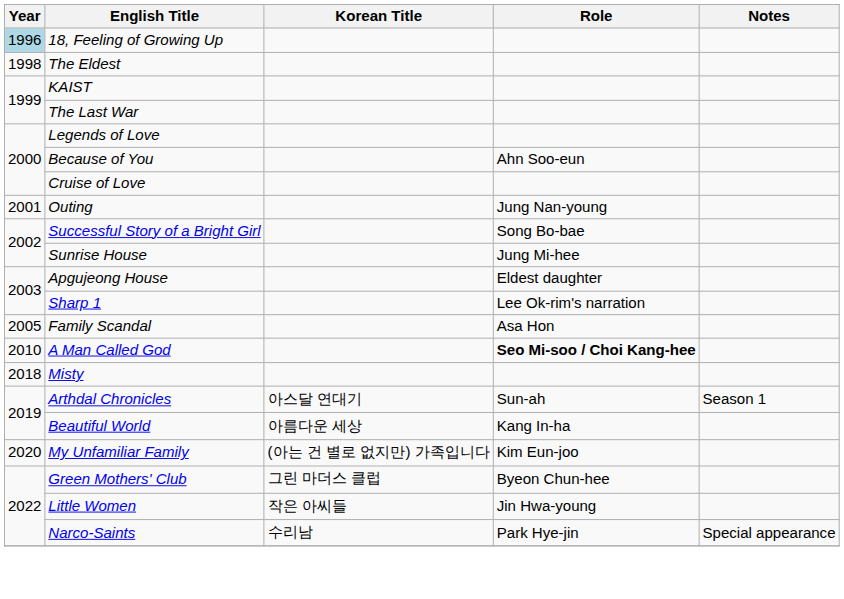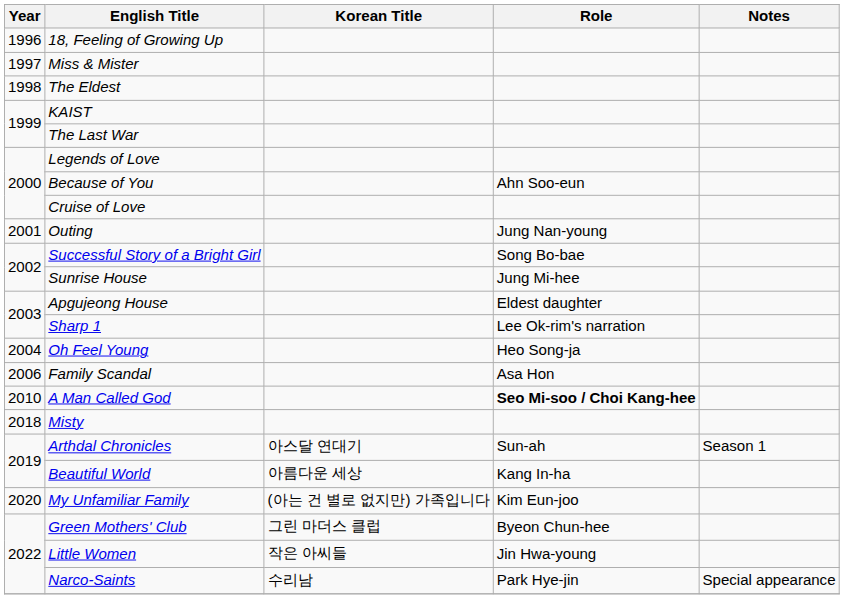(25, 40) lightblue background -> (25, 40) no background
+ row: (93, 64)
+ row: (98, 350)
(25, 326) 2005 -> (25, 374) 2006
